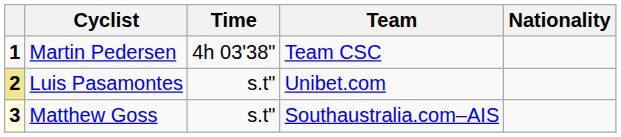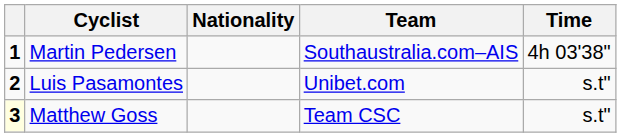columns swapped: (560, 20) <-> (234, 20)
(333, 52) Team CSC -> (411, 52) Southaustralia.com–AIS
(15, 83) khaki background -> (15, 83) no background
(392, 115) Southaustralia.com–AIS -> (352, 115) Team CSC
